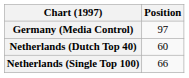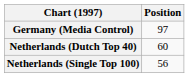(163, 64) 66 -> (163, 64) 56
